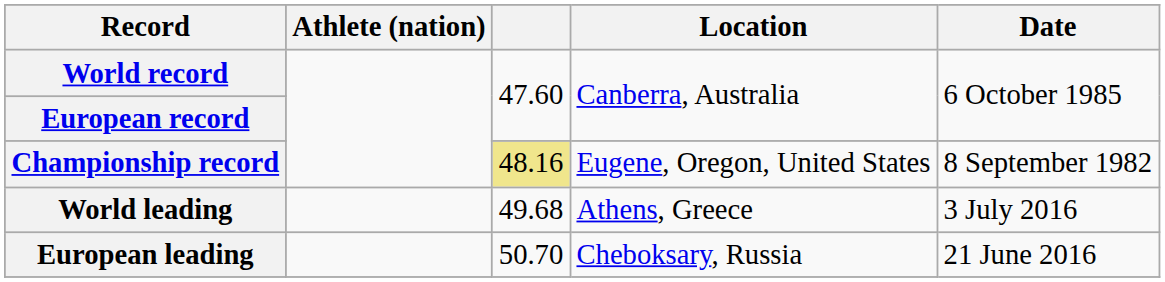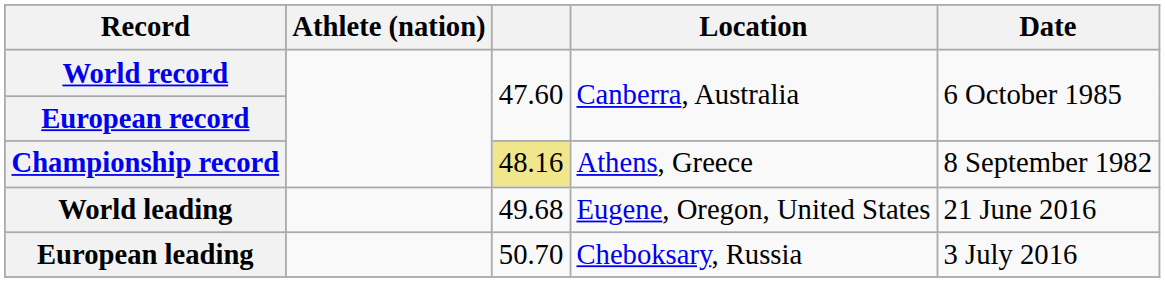(753, 163) Eugene, Oregon, United States -> (665, 163) Athens, Greece
(665, 208) Athens, Greece -> (753, 208) Eugene, Oregon, United States
(1010, 208) 3 July 2016 -> (1020, 208) 21 June 2016
(1020, 254) 21 June 2016 -> (1010, 254) 3 July 2016
